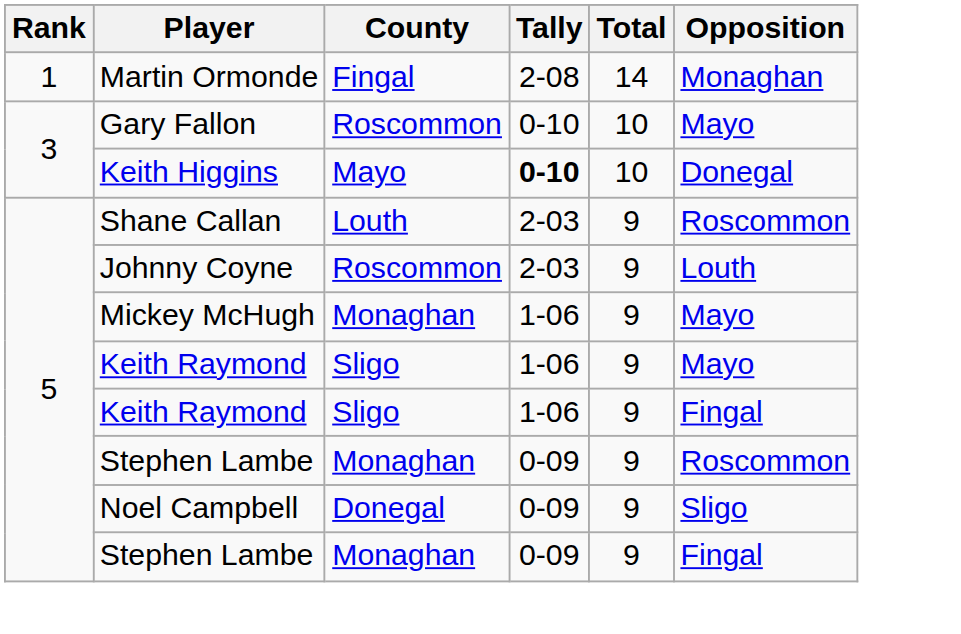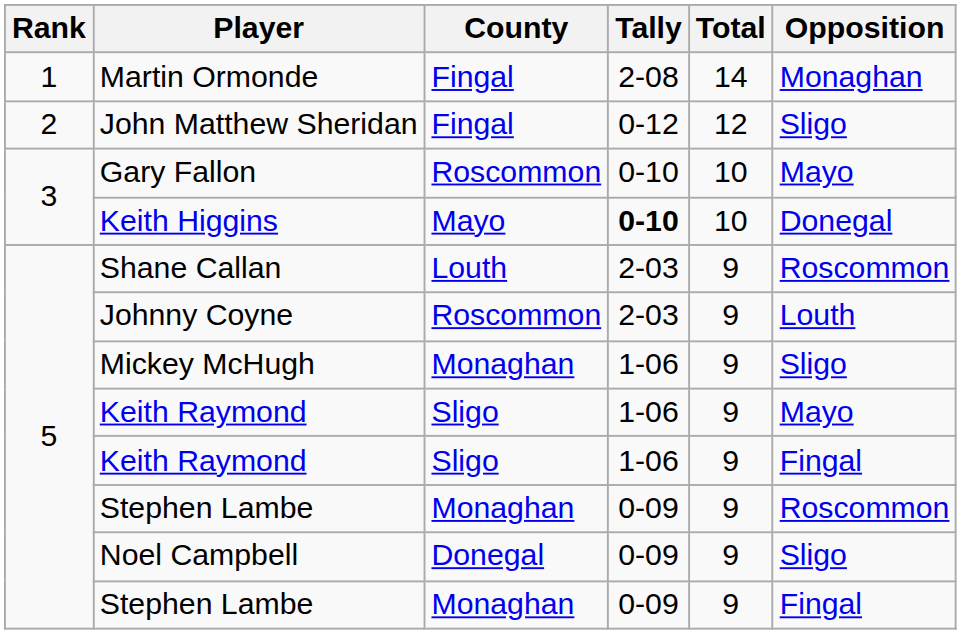+ row: (259, 124)
(717, 316) Mayo -> (813, 364) Sligo
